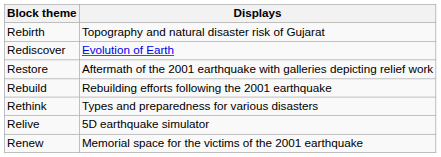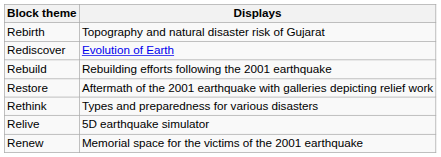rows swapped: (28, 69) <-> (27, 87)
